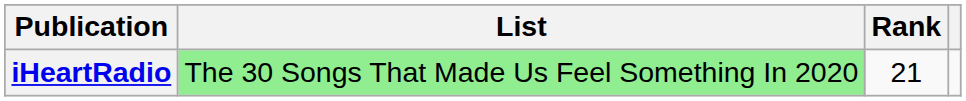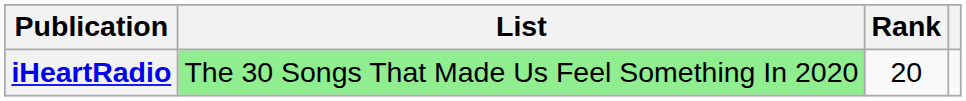(906, 72) 21 -> (906, 72) 20
